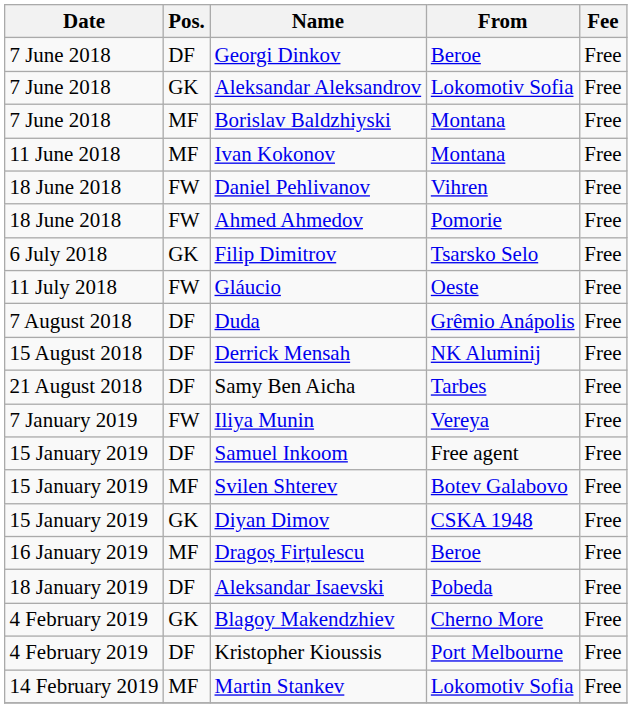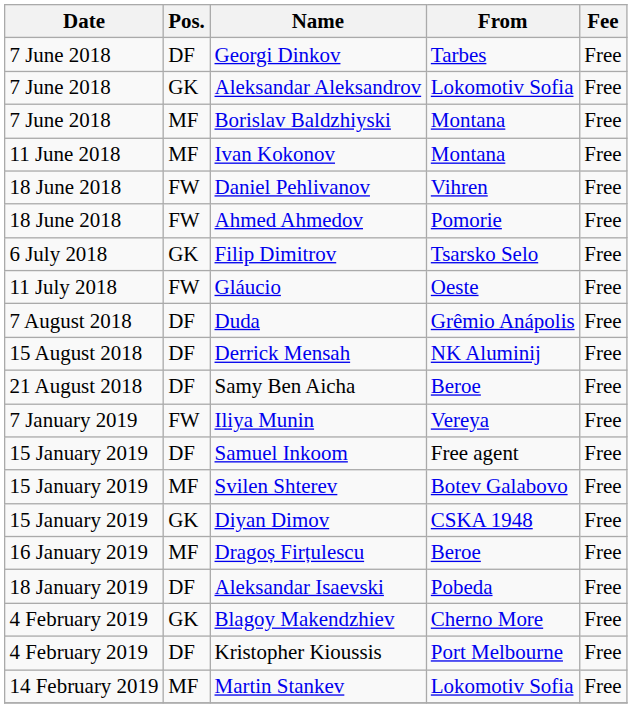(456, 54) Beroe -> (459, 54) Tarbes
(459, 386) Tarbes -> (456, 386) Beroe
